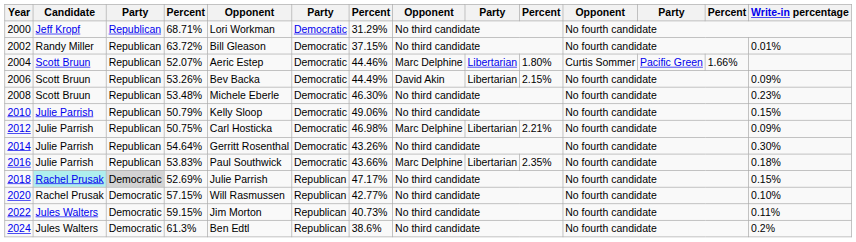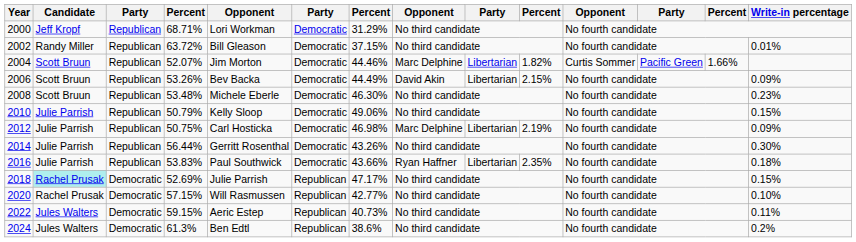(237, 62) Aeric Estep -> (236, 62) Jim Morton
(537, 62) 1.80% -> (537, 62) 1.82%
(537, 129) 2.21% -> (537, 129) 2.19%
(184, 145) 54.64% -> (184, 145) 56.44%
(429, 162) Marc Delphine -> (426, 162) Ryan Haffner
(135, 179) lightgrey background -> (135, 179) no background
(236, 212) Jim Morton -> (237, 212) Aeric Estep
